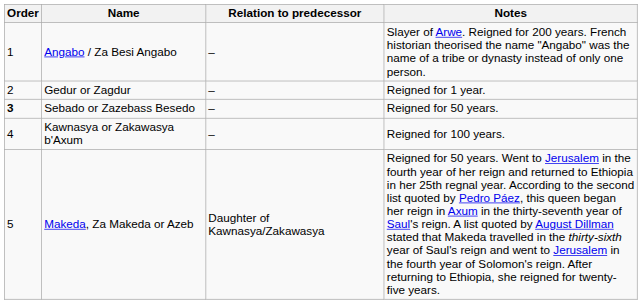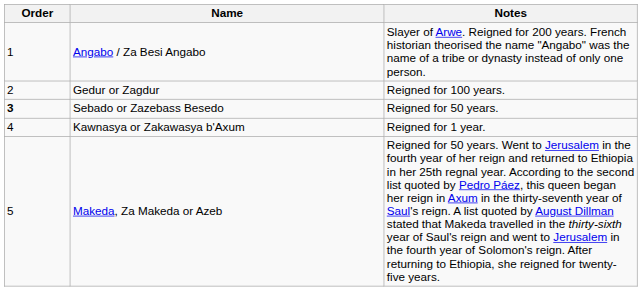- column: (295, 13)
(436, 90) Reigned for 1 year. -> (446, 90) Reigned for 100 years.
(446, 133) Reigned for 100 years. -> (436, 127) Reigned for 1 year.
